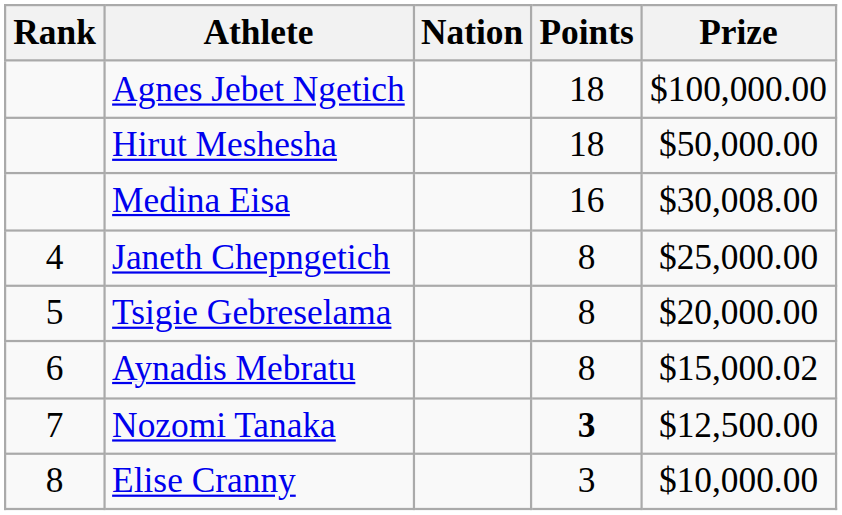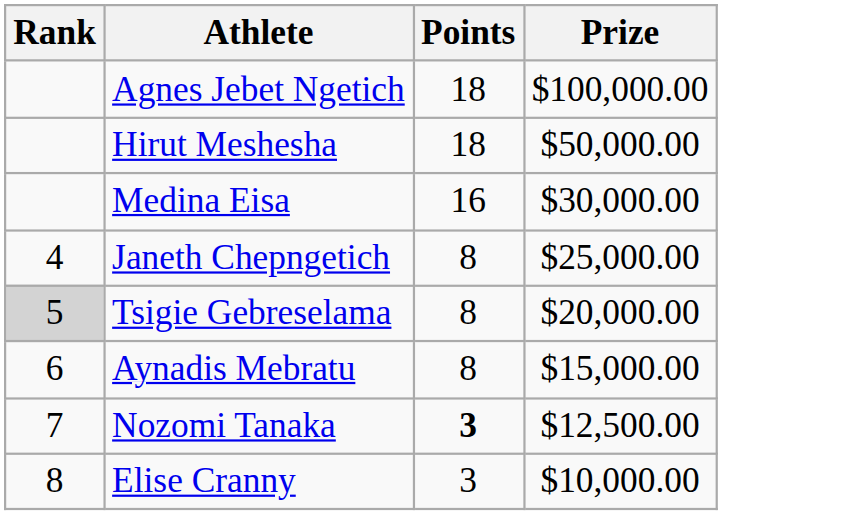- column: (472, 32)
(739, 200) $30,008.00 -> (620, 200) $30,000.00
(55, 312) no background -> (55, 312) lightgrey background
(739, 369) $15,000.02 -> (620, 369) $15,000.00
